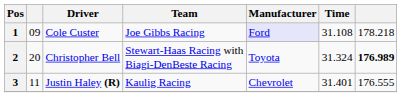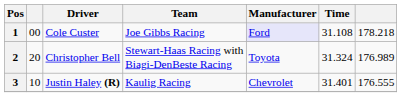(35, 32) 09 -> (35, 32) 00
(376, 57) bold -> (376, 57) normal
(34, 82) 11 -> (35, 82) 10
